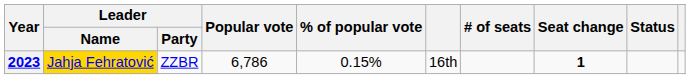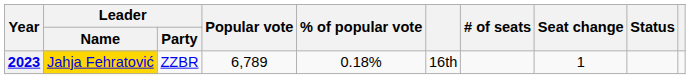(249, 62) 6,786 -> (249, 62) 6,789
(361, 62) 0.15% -> (361, 62) 0.18%
(581, 62) bold -> (581, 62) normal
